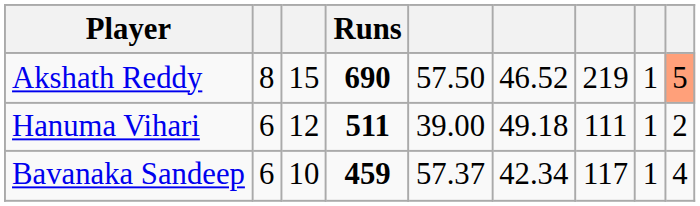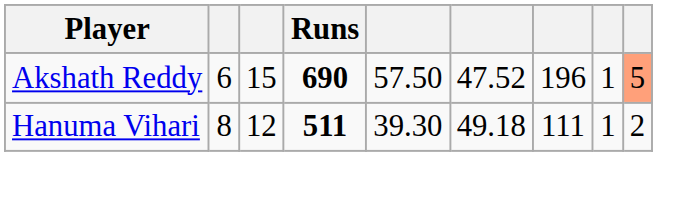(267, 77) 8 -> (224, 77) 6
(534, 77) 46.52 -> (491, 77) 47.52
(606, 77) 219 -> (563, 77) 196
(267, 126) 6 -> (224, 126) 8
(450, 126) 39.00 -> (408, 126) 39.30
- row: (128, 175)
